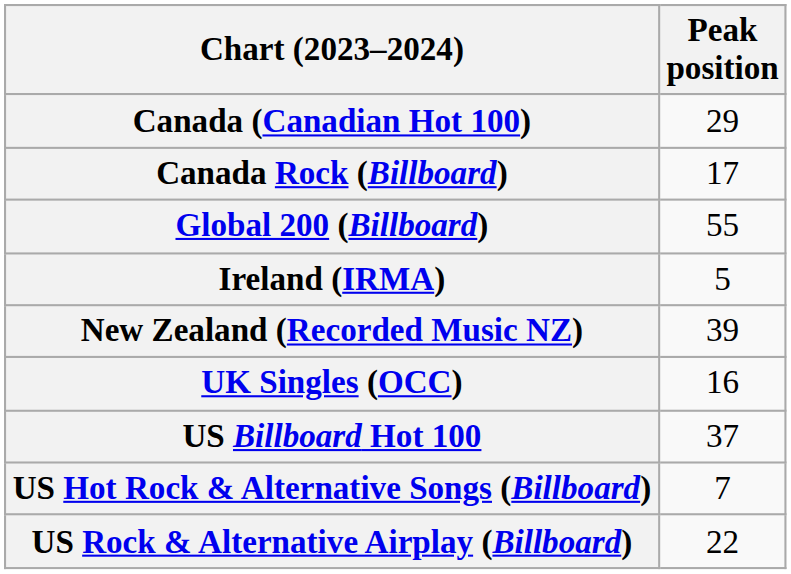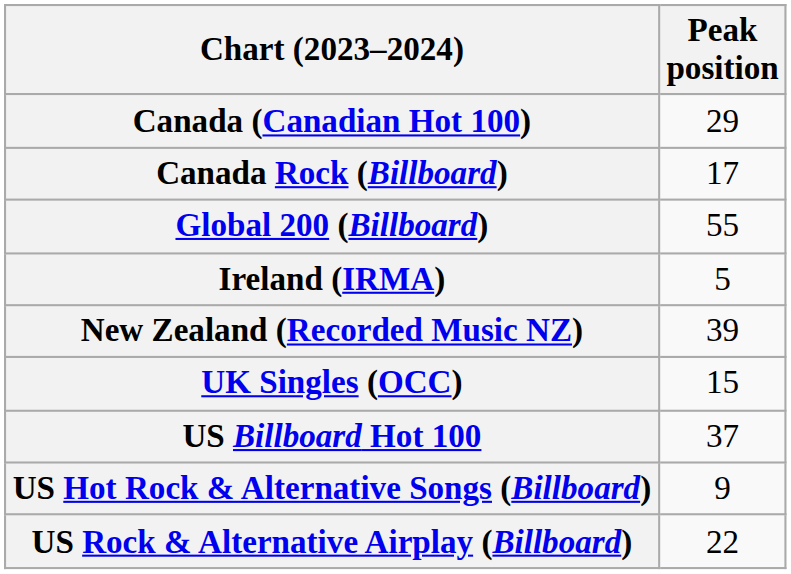(723, 383) 16 -> (723, 383) 15
(723, 488) 7 -> (723, 488) 9
